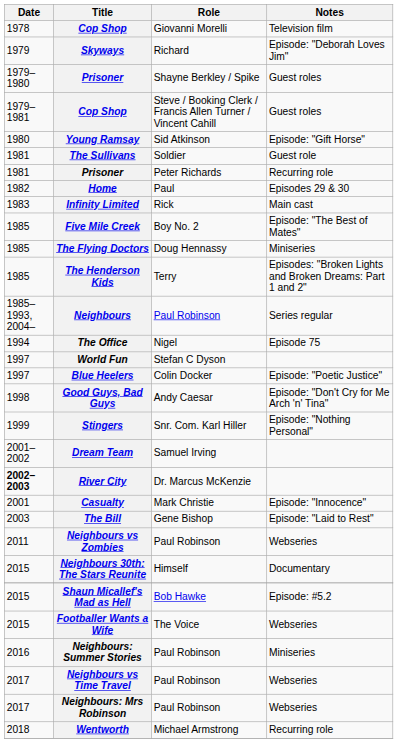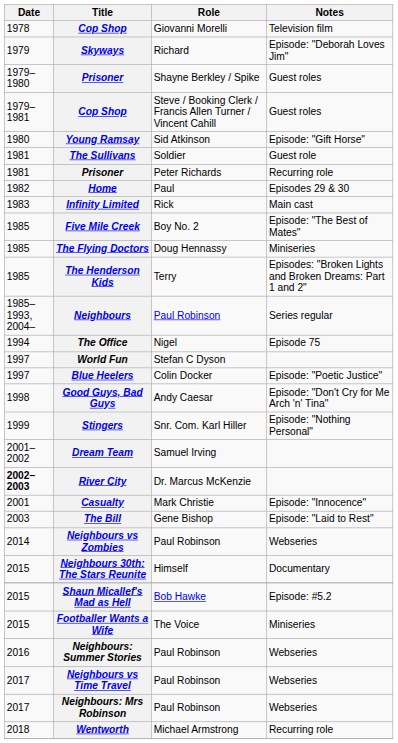(18, 541) 2011 -> (18, 541) 2014
(293, 624) Webseries -> (292, 624) Miniseries
(292, 652) Miniseries -> (293, 652) Webseries
